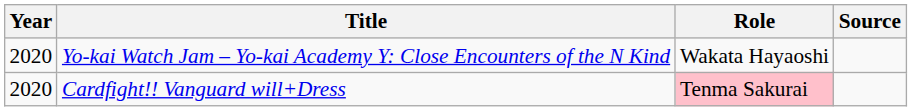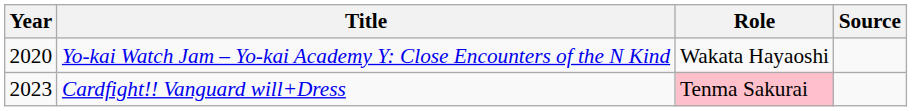(31, 88) 2020 -> (31, 88) 2023
